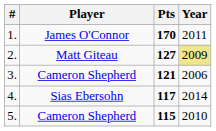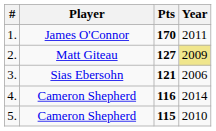(87, 75) Cameron Shepherd -> (87, 75) Sias Ebersohn
(87, 95) Sias Ebersohn -> (87, 95) Cameron Shepherd
(166, 95) 117 -> (166, 95) 116
